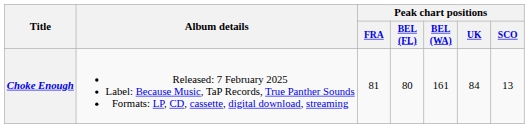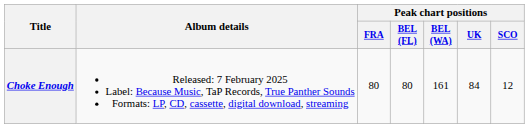(374, 86) 81 -> (374, 86) 80
(508, 86) 13 -> (508, 86) 12
